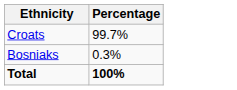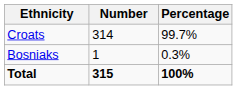+ column: (124, 14)
